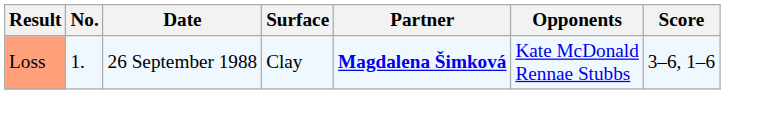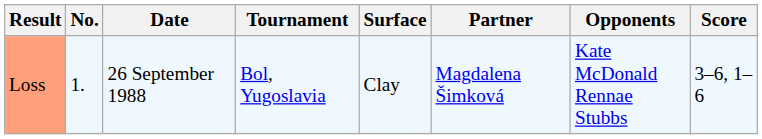+ column: (297, 19)
(422, 62) bold -> (478, 84) normal
